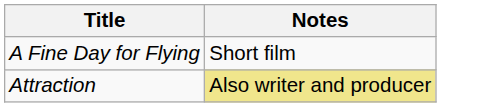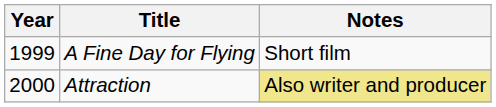+ column: (32, 20)
